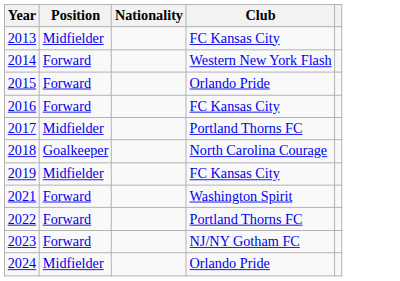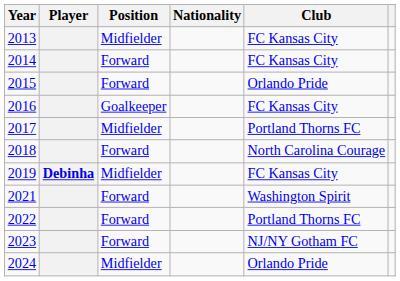+ column: (68, 15)
(261, 60) Western New York Flash -> (293, 60) FC Kansas City
(67, 106) Forward -> (134, 106) Goalkeeper
(76, 151) Goalkeeper -> (125, 151) Forward
